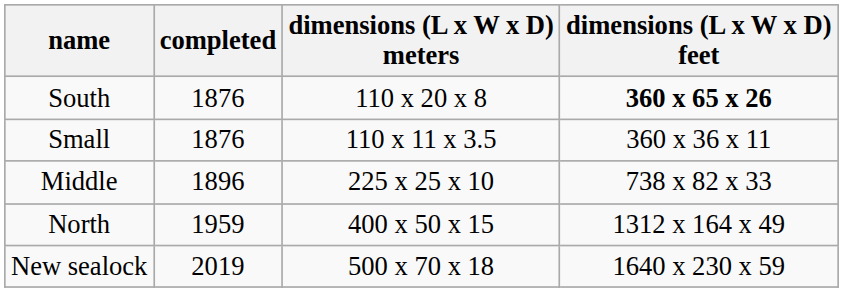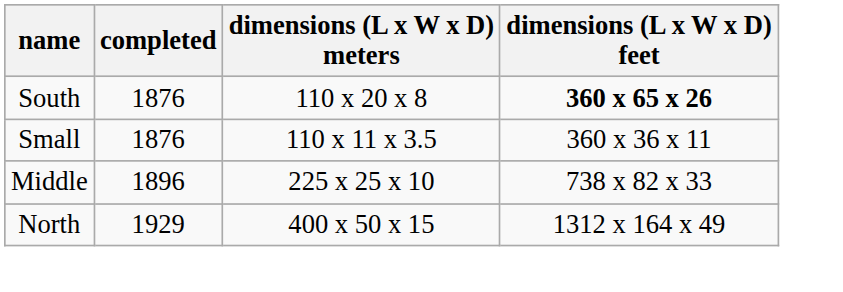(218, 223) 1959 -> (158, 223) 1929
- row: (79, 266)
